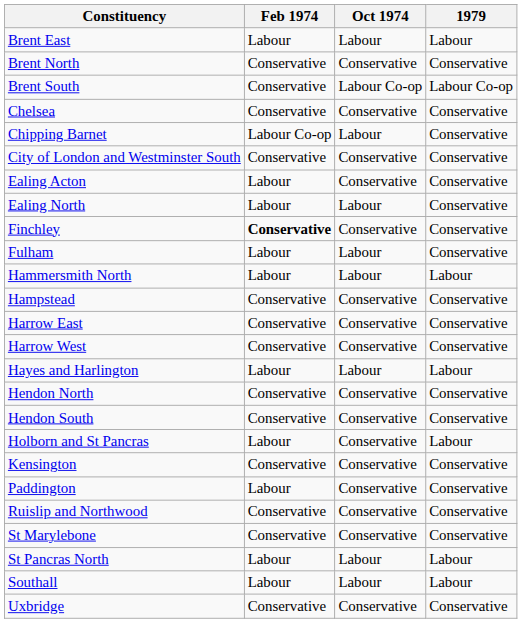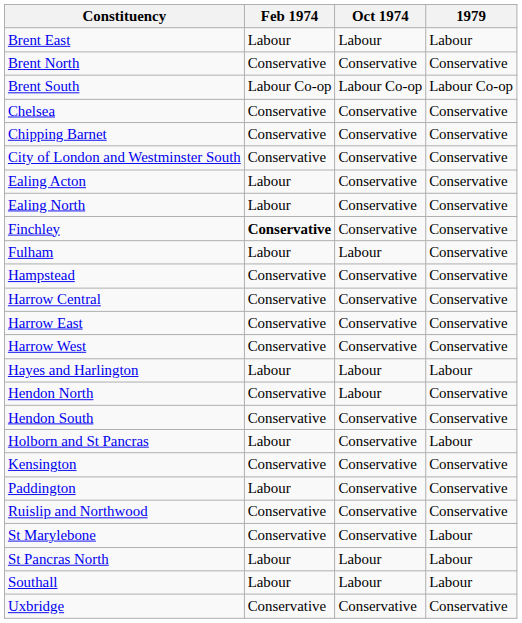(287, 87) Conservative -> (290, 87) Labour Co-op
(290, 134) Labour Co-op -> (287, 134) Conservative
(360, 134) Labour -> (378, 134) Conservative
(360, 205) Labour -> (378, 205) Conservative
- row: (70, 275)
+ row: (54, 299)
(378, 393) Conservative -> (360, 393) Labour
(468, 535) Conservative -> (451, 535) Labour
